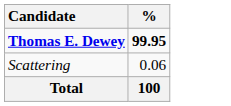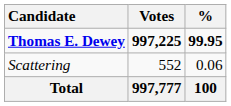+ column: (157, 16)
